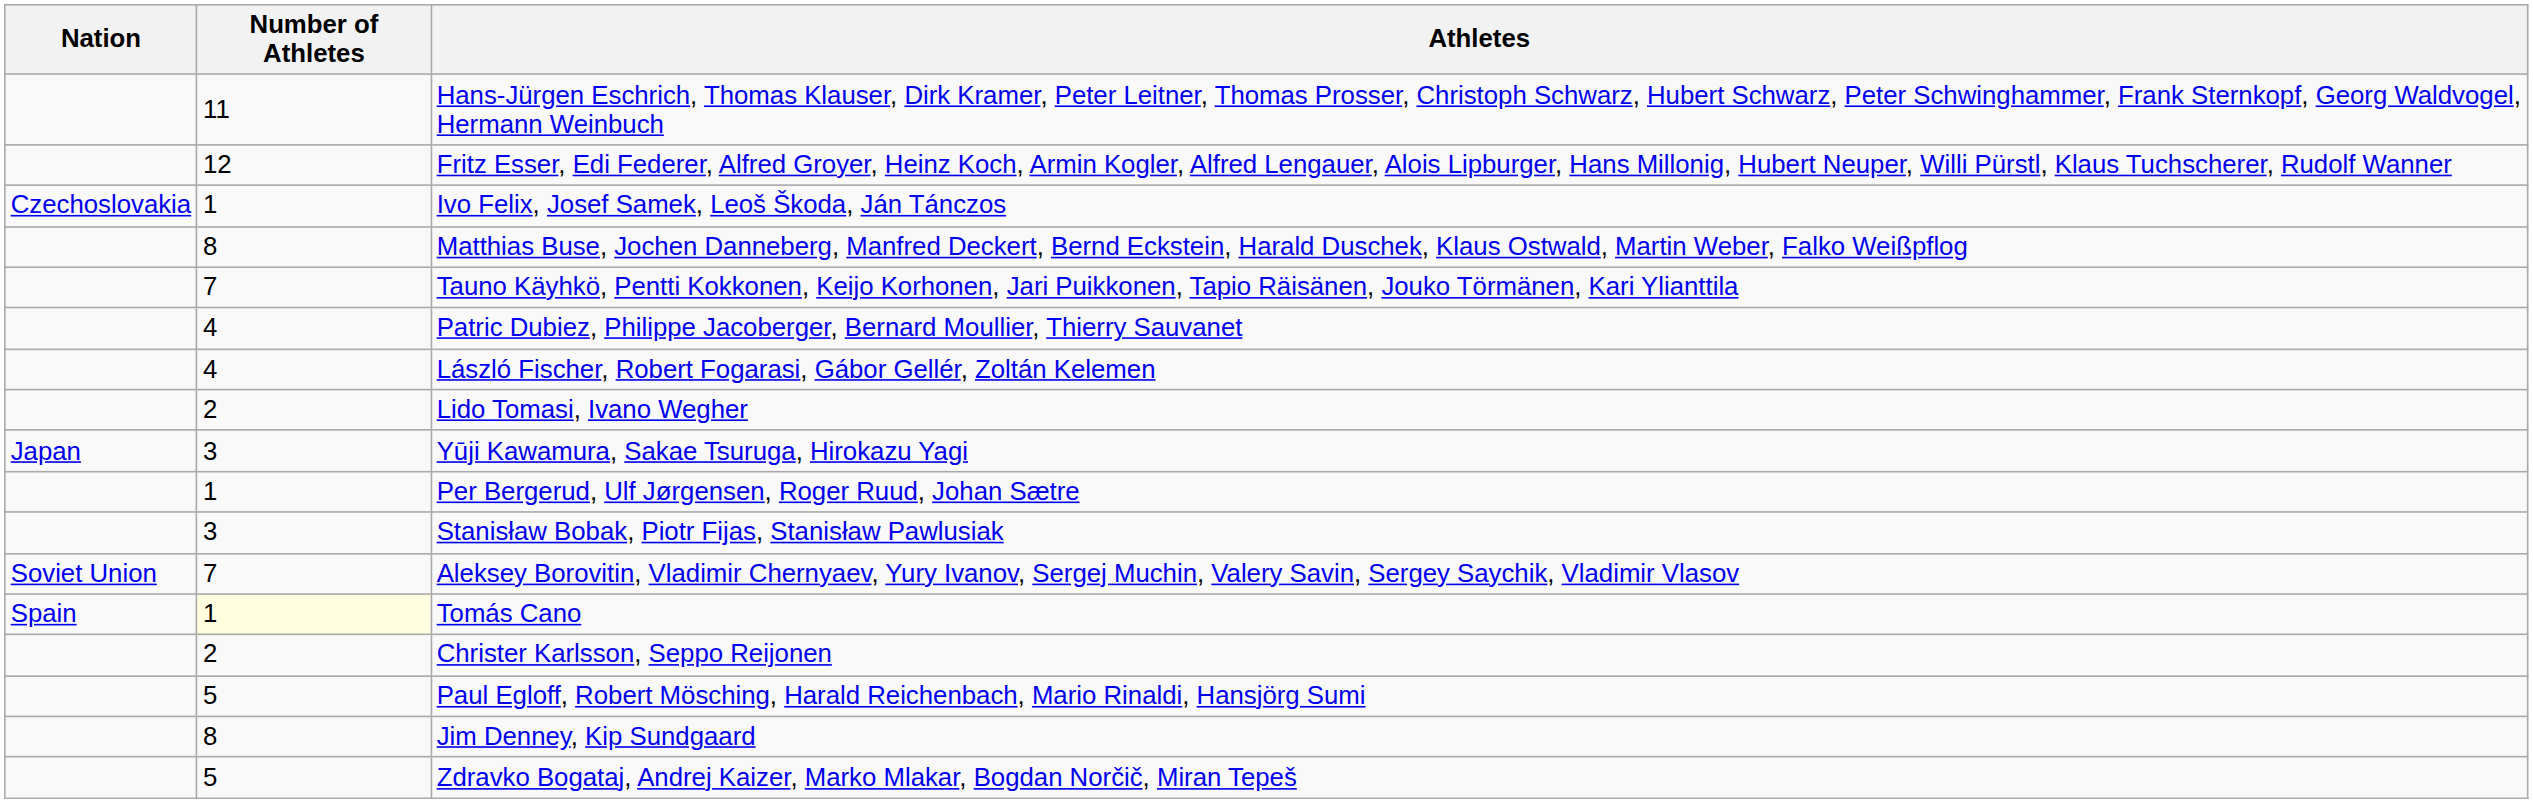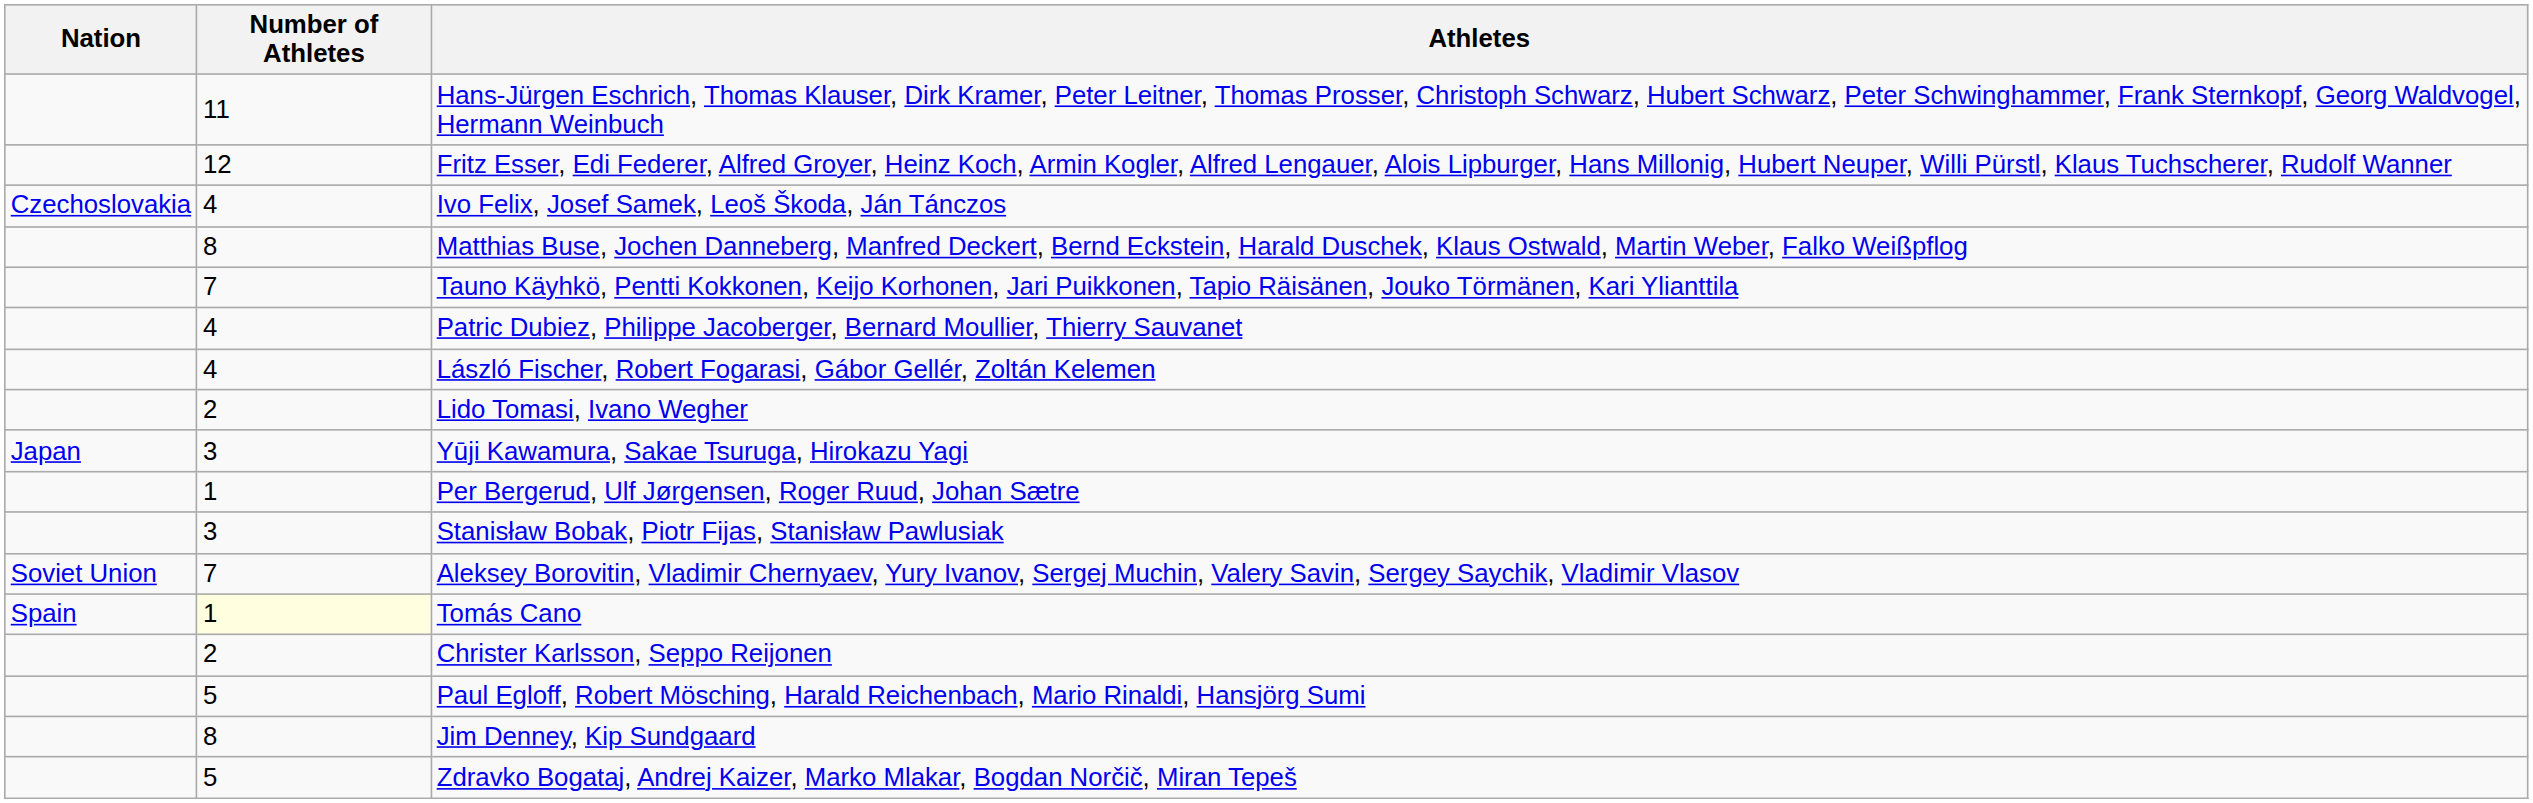(210, 205) 1 -> (210, 205) 4
